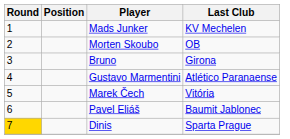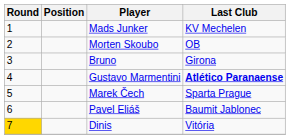(231, 77) normal -> (234, 77) bold
(200, 93) Vitória -> (218, 93) Sparta Prague
(218, 126) Sparta Prague -> (200, 126) Vitória
